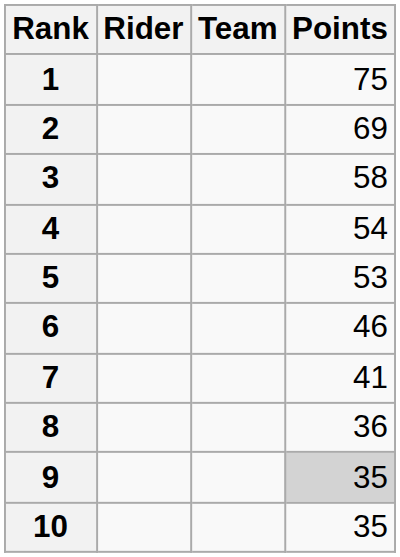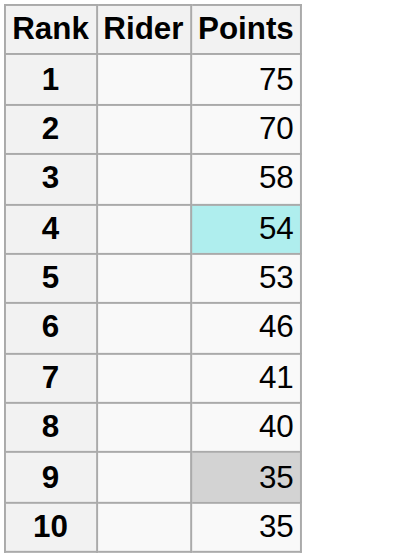- column: (238, 29)
(370, 128) 69 -> (276, 128) 70
(370, 228) no background -> (276, 228) paleturquoise background
(370, 427) 36 -> (276, 427) 40
